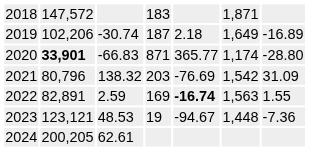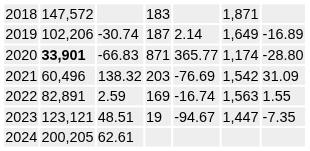(188, 34) 2.18 -> (188, 34) 2.14
(64, 75) 80,796 -> (64, 75) 60,496
(195, 96) bold -> (195, 96) normal
(116, 117) 48.53 -> (116, 117) 48.51
(240, 117) 1,448 -> (240, 117) 1,447
(279, 117) -7.36 -> (279, 117) -7.35
